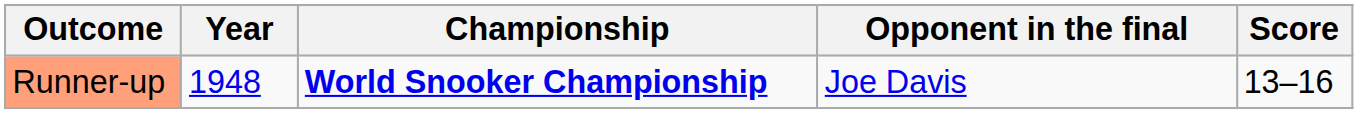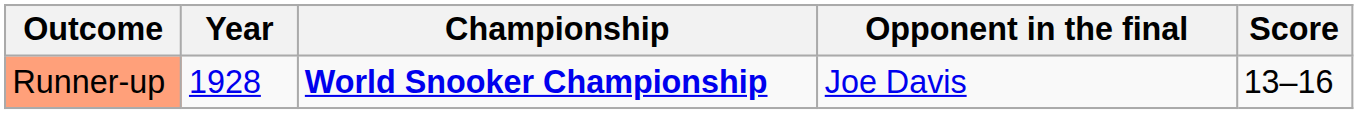(225, 81) 1948 -> (225, 81) 1928
